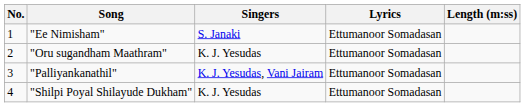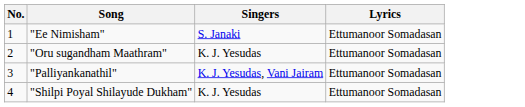- column: (482, 14)
